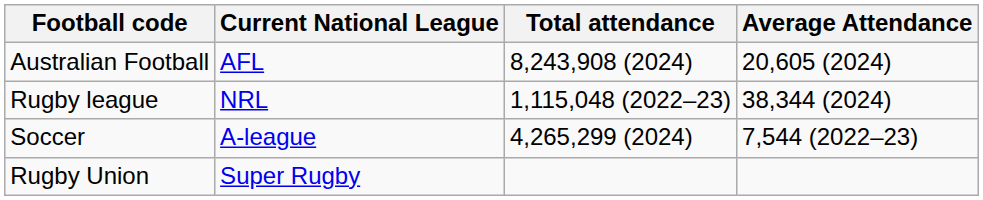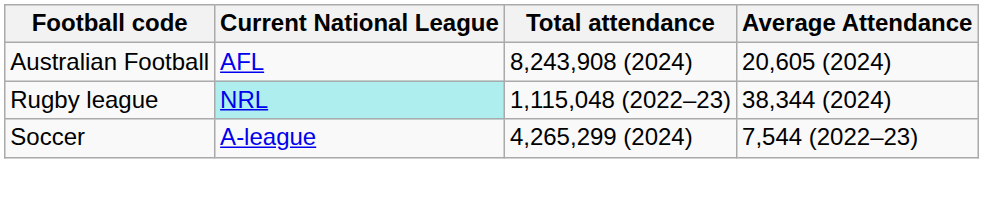(244, 99) no background -> (244, 99) paleturquoise background
- row: (80, 175)
